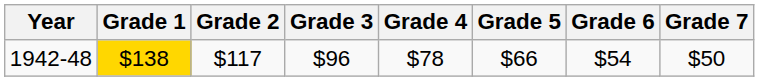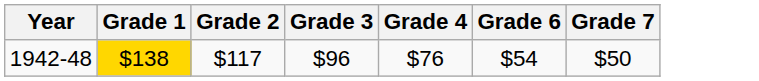- column: (519, 22)
(425, 57) $78 -> (425, 57) $76
